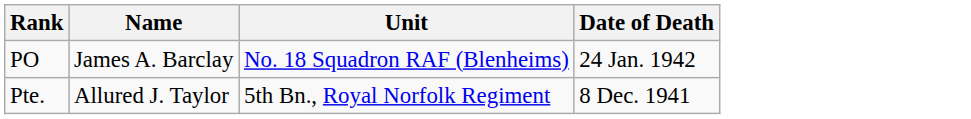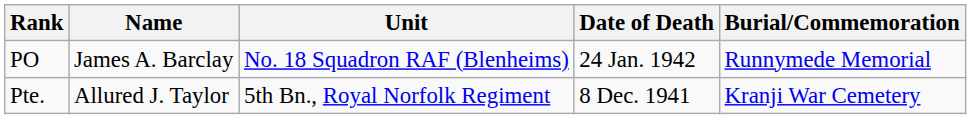+ column: (842, 22)
